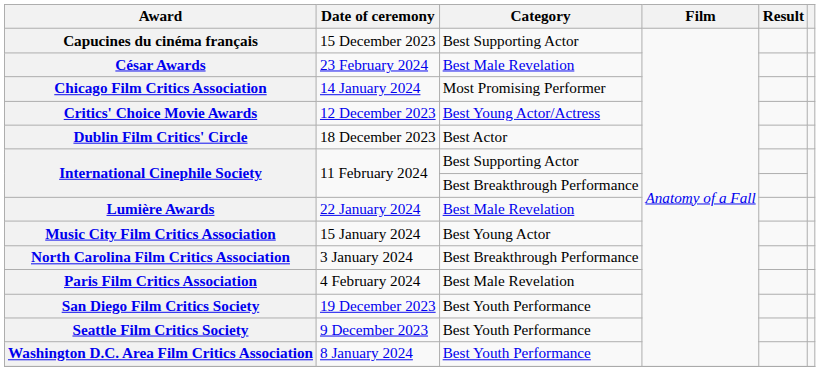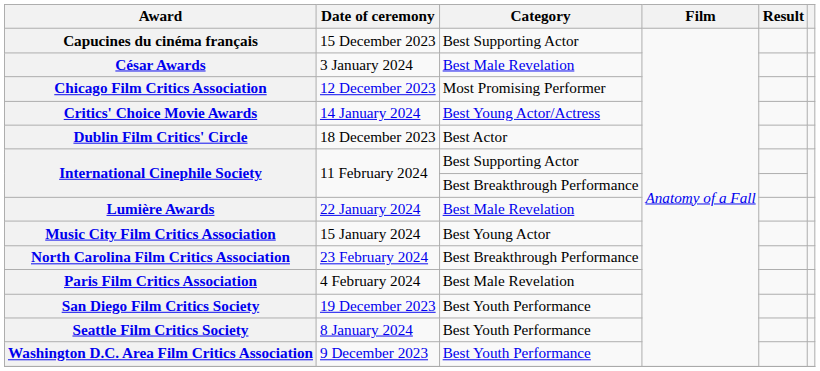(374, 64) 23 February 2024 -> (366, 64) 3 January 2024
(370, 88) 14 January 2024 -> (378, 88) 12 December 2023
(378, 112) 12 December 2023 -> (370, 112) 14 January 2024
(366, 257) 3 January 2024 -> (374, 257) 23 February 2024
(374, 329) 9 December 2023 -> (366, 329) 8 January 2024
(366, 354) 8 January 2024 -> (374, 354) 9 December 2023
